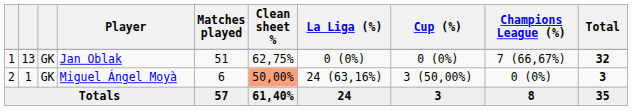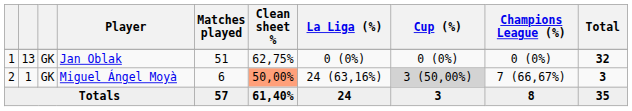(531, 59) 7 (66,67%) -> (531, 59) 0 (0%)
(438, 77) no background -> (438, 77) lightgrey background
(531, 77) 0 (0%) -> (531, 77) 7 (66,67%)
